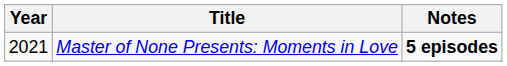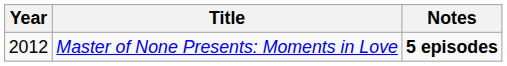(28, 46) 2021 -> (28, 46) 2012
